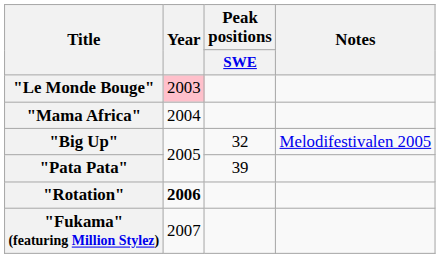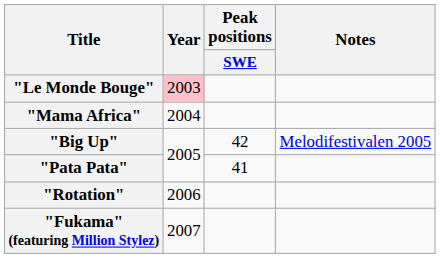(240, 141) 32 -> (240, 141) 42
(240, 168) 39 -> (240, 168) 41
(184, 194) bold -> (184, 194) normal
